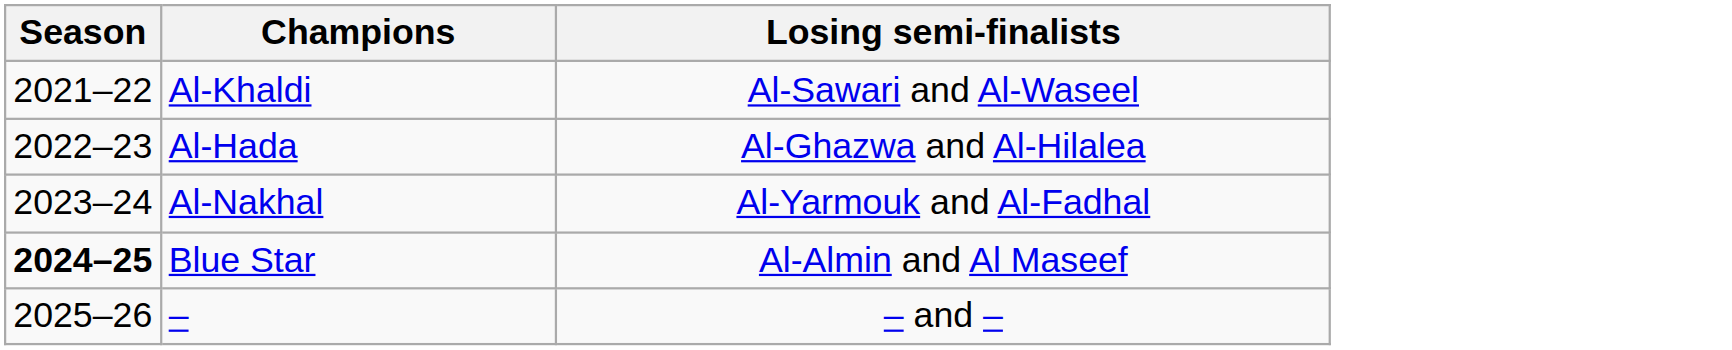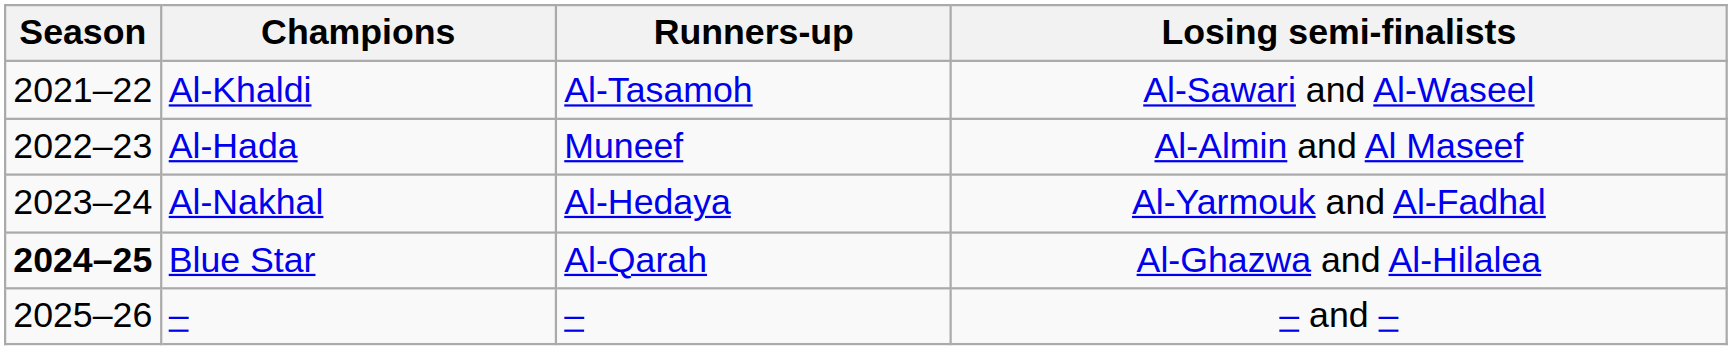+ column: (754, 32)
(943, 145) Al-Ghazwa and Al-Hilalea -> (1339, 145) Al-Almin and Al Maseef
(943, 259) Al-Almin and Al Maseef -> (1339, 259) Al-Ghazwa and Al-Hilalea
